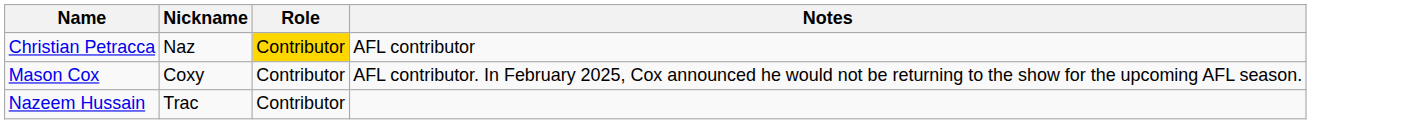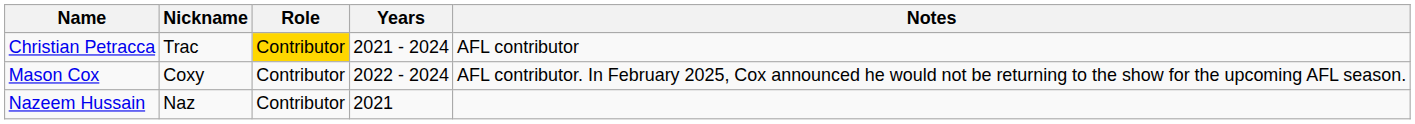+ column: (401, 18)
(179, 47) Naz -> (181, 47) Trac
(181, 103) Trac -> (179, 103) Naz
